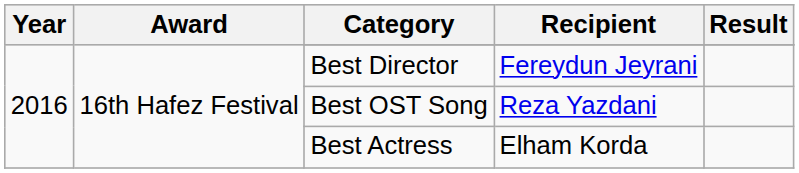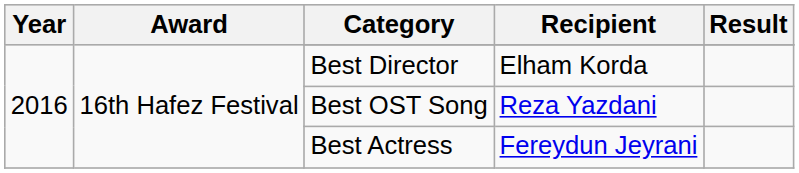(598, 65) Fereydun Jeyrani -> (574, 65) Elham Korda
(574, 146) Elham Korda -> (598, 146) Fereydun Jeyrani
